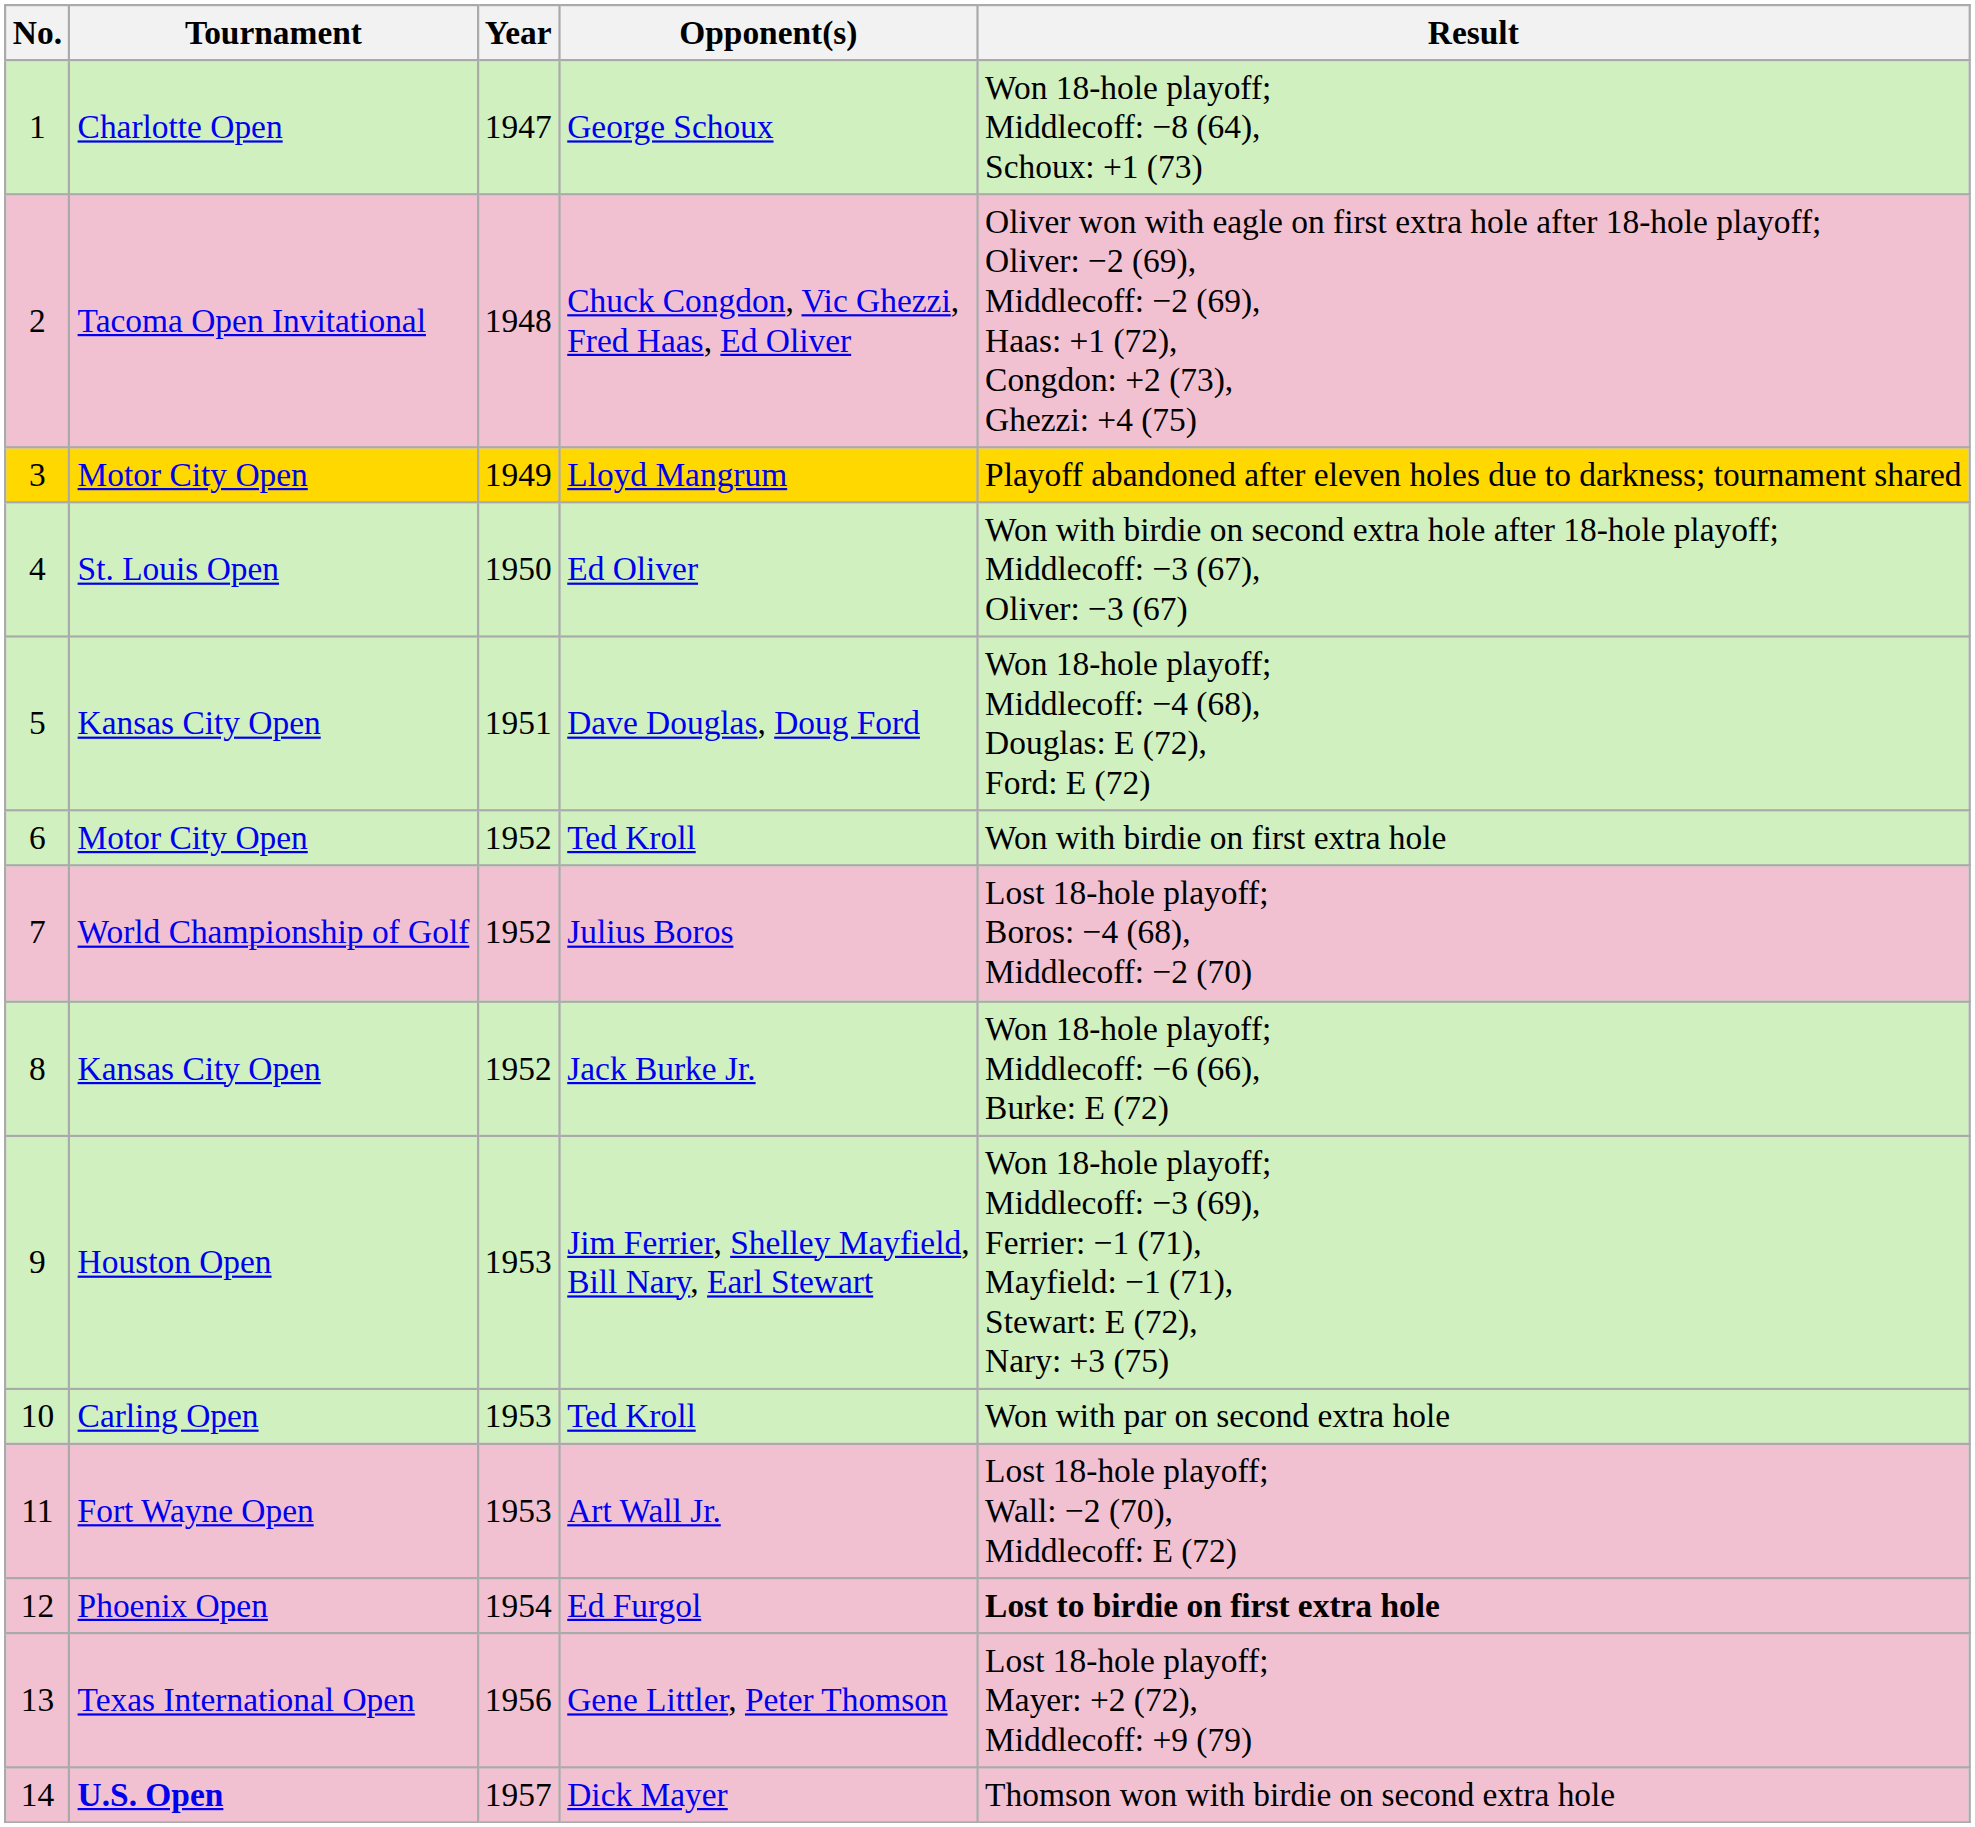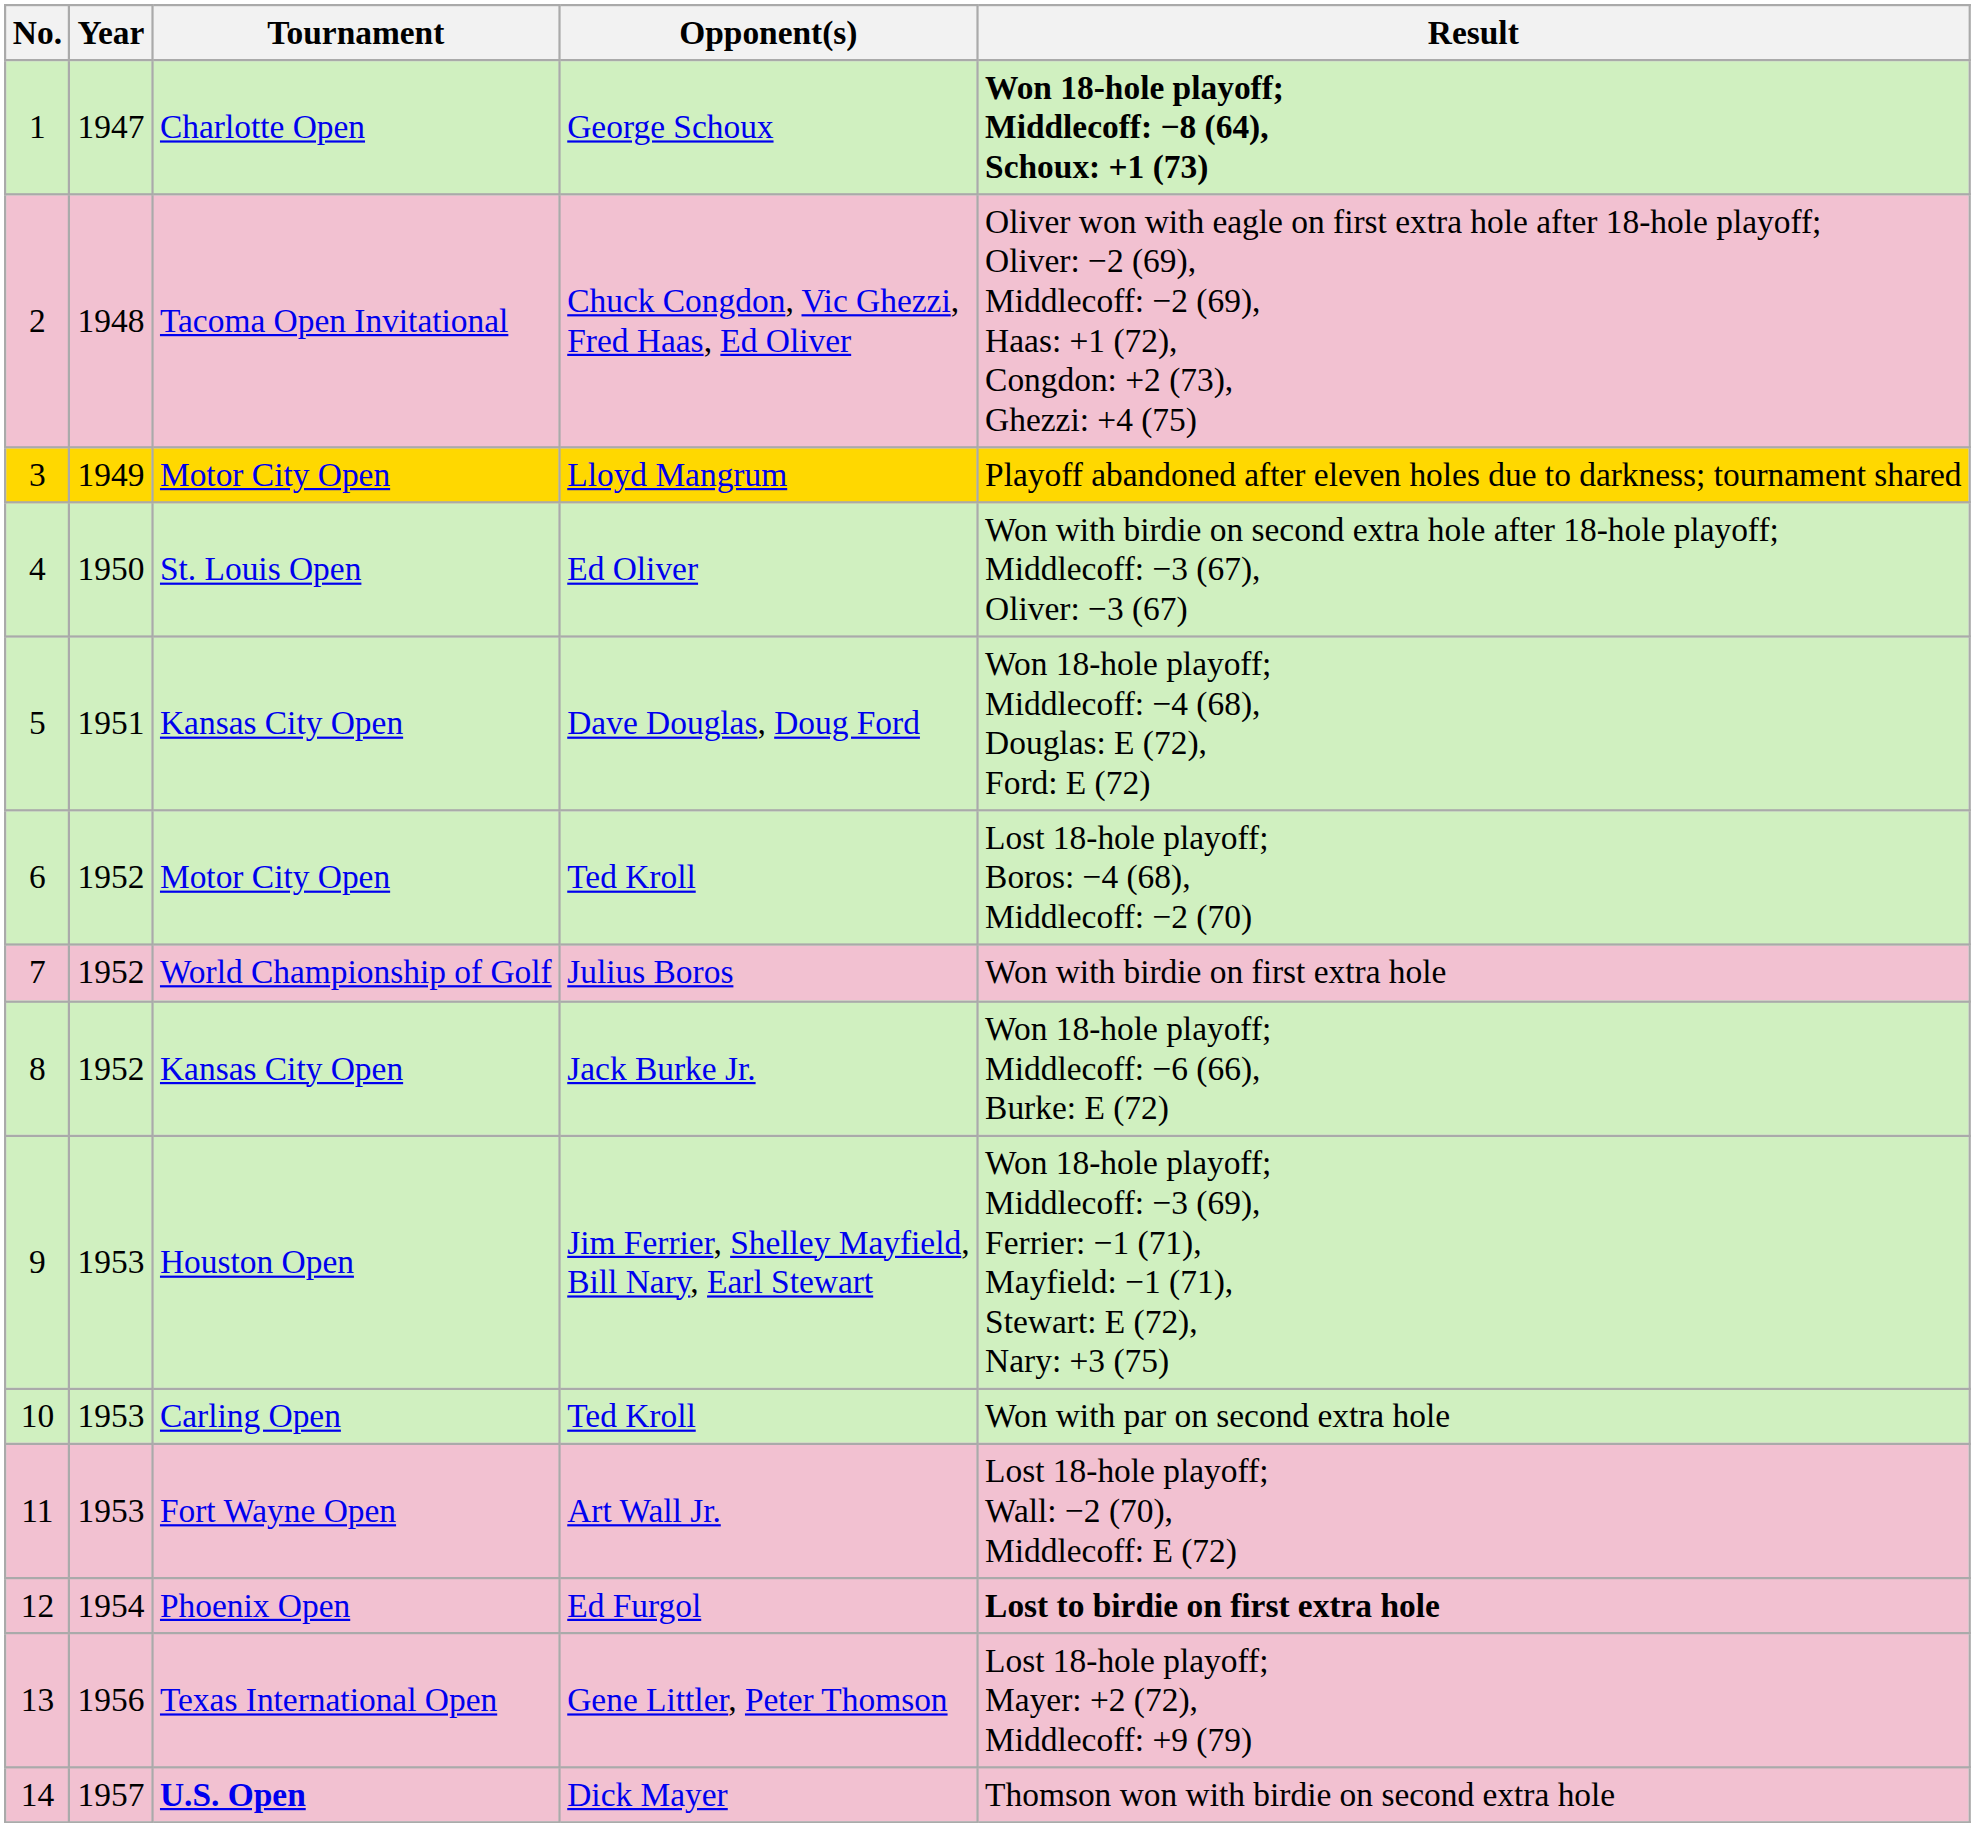columns swapped: (518, 32) <-> (273, 32)
(1128, 126) normal -> (1135, 126) bold
(1216, 838) Won with birdie on first extra hole -> (1127, 877) Lost 18-hole playoff; Boros: −4 (68), Middlecoff: −2 (70)
(1127, 933) Lost 18-hole playoff; Boros: −4 (68), Middlecoff: −2 (70) -> (1216, 972) Won with birdie on first extra hole
